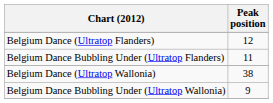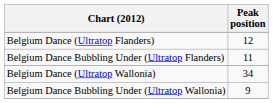(248, 73) 38 -> (248, 73) 34
